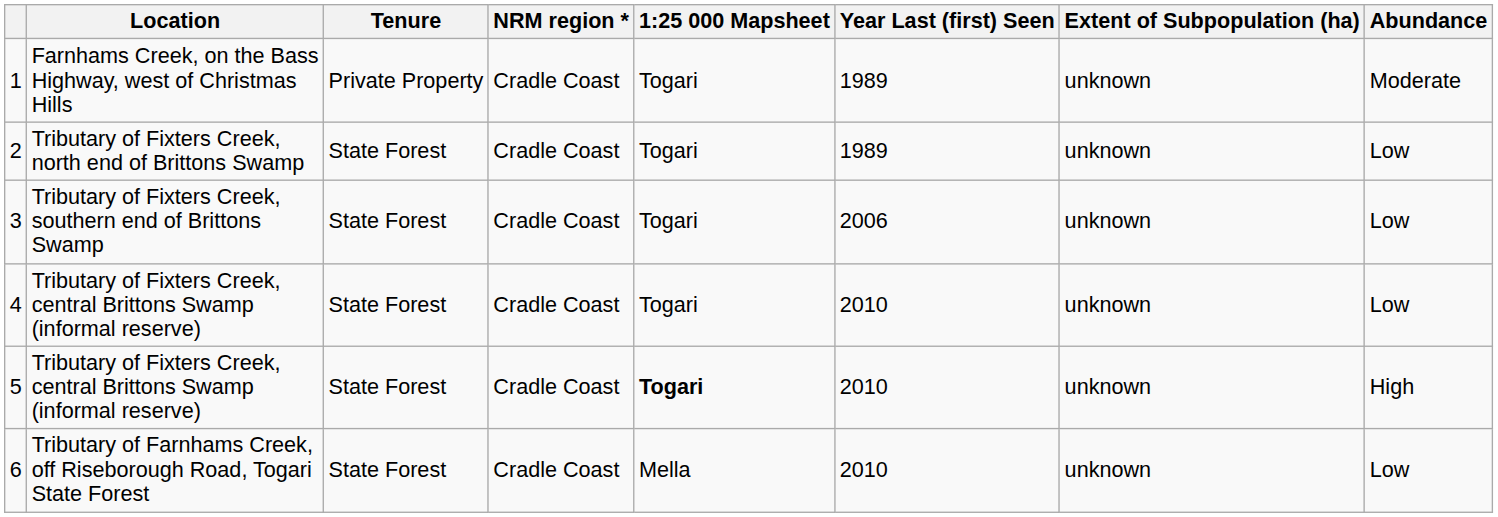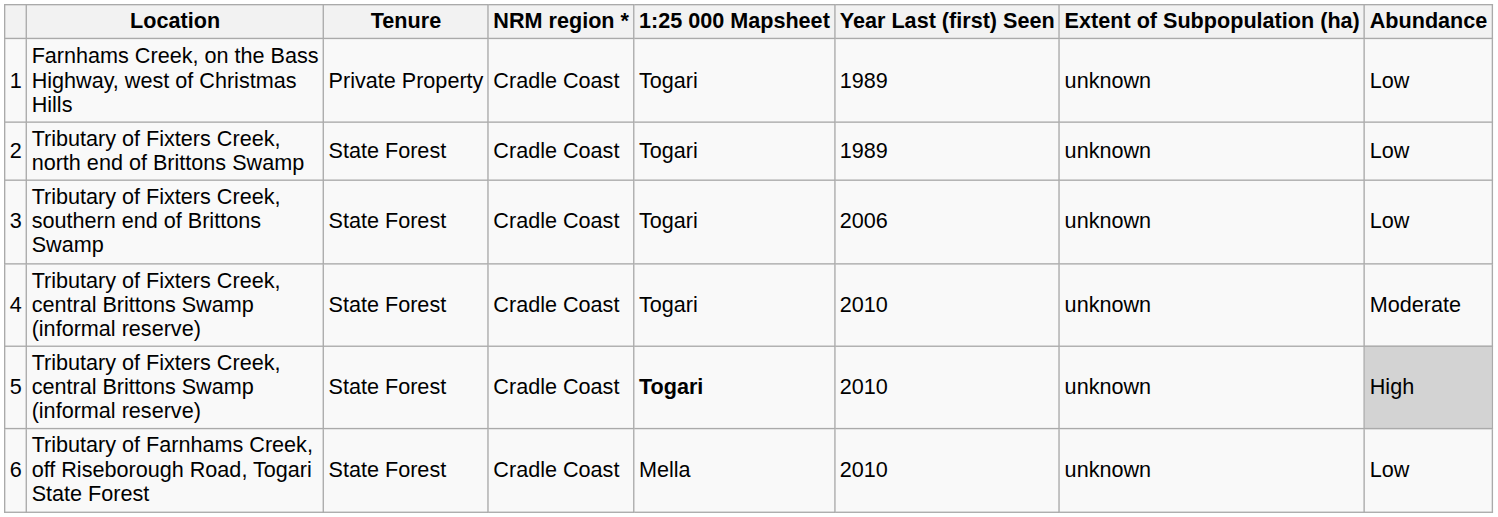(1415, 80) Moderate -> (1390, 80) Low
(1390, 304) Low -> (1415, 304) Moderate
(1392, 387) no background -> (1392, 387) lightgrey background
